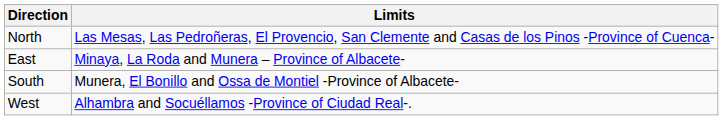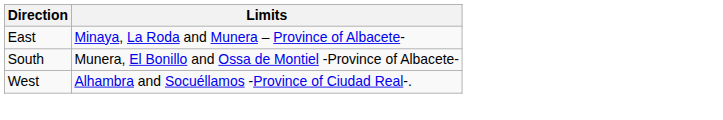- row: (25, 37)
